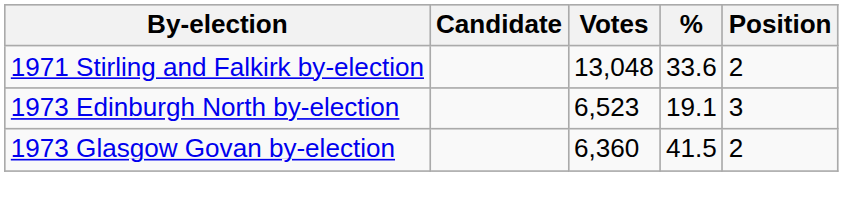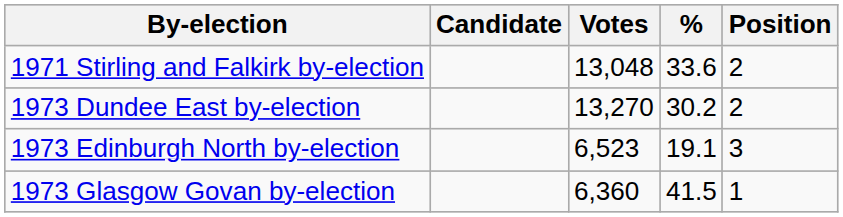+ row: (186, 107)
(736, 149) 2 -> (736, 190) 1
